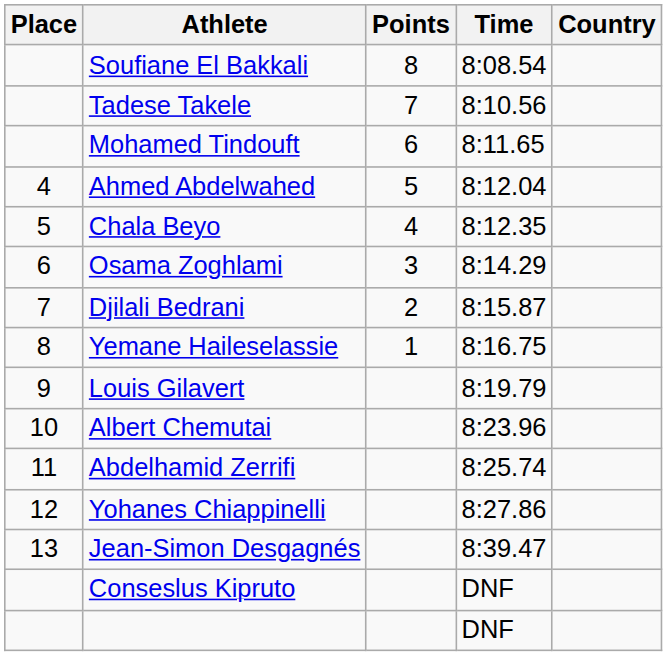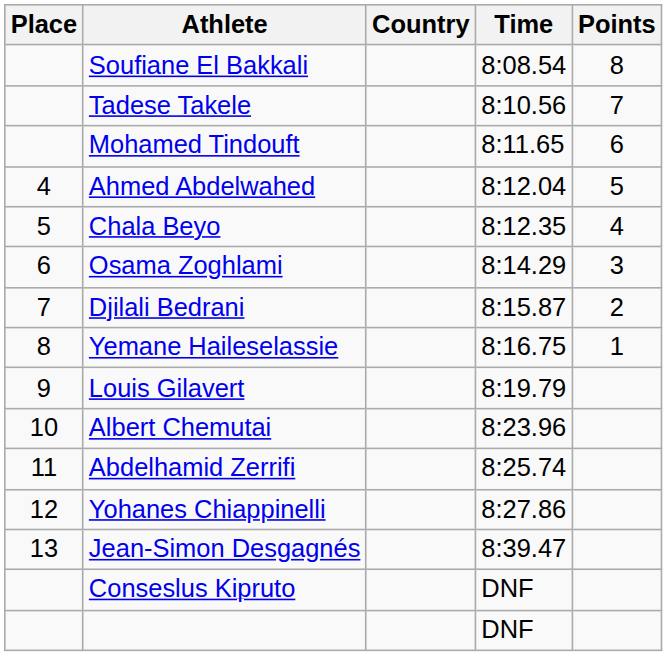columns swapped: (607, 24) <-> (411, 24)
